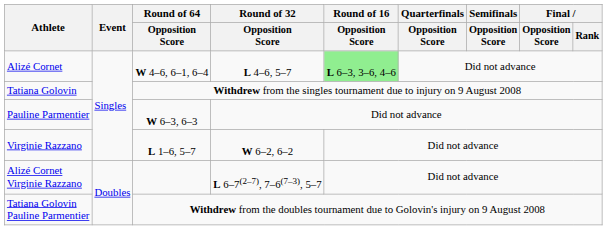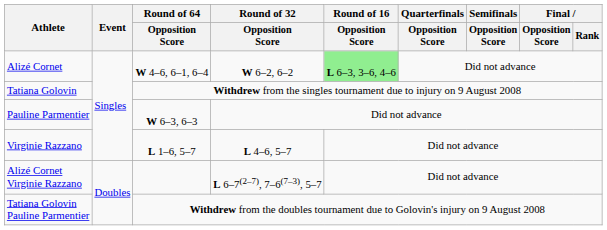(267, 73) L 4–6, 5–7 -> (267, 73) W 6–2, 6–2
(267, 152) W 6–2, 6–2 -> (267, 152) L 4–6, 5–7
